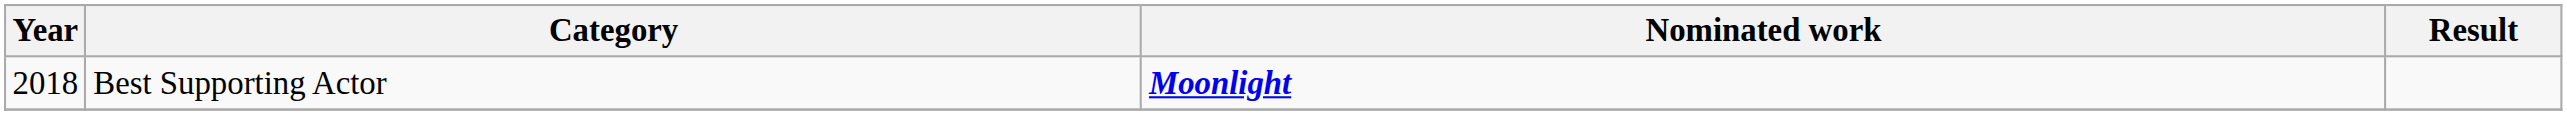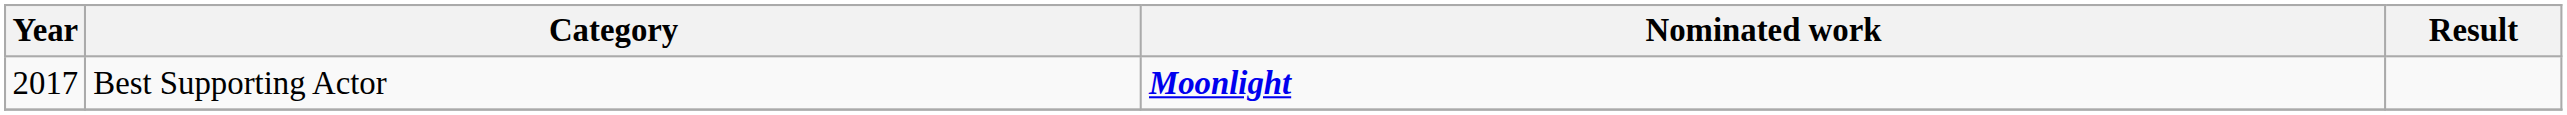(45, 82) 2018 -> (45, 82) 2017
